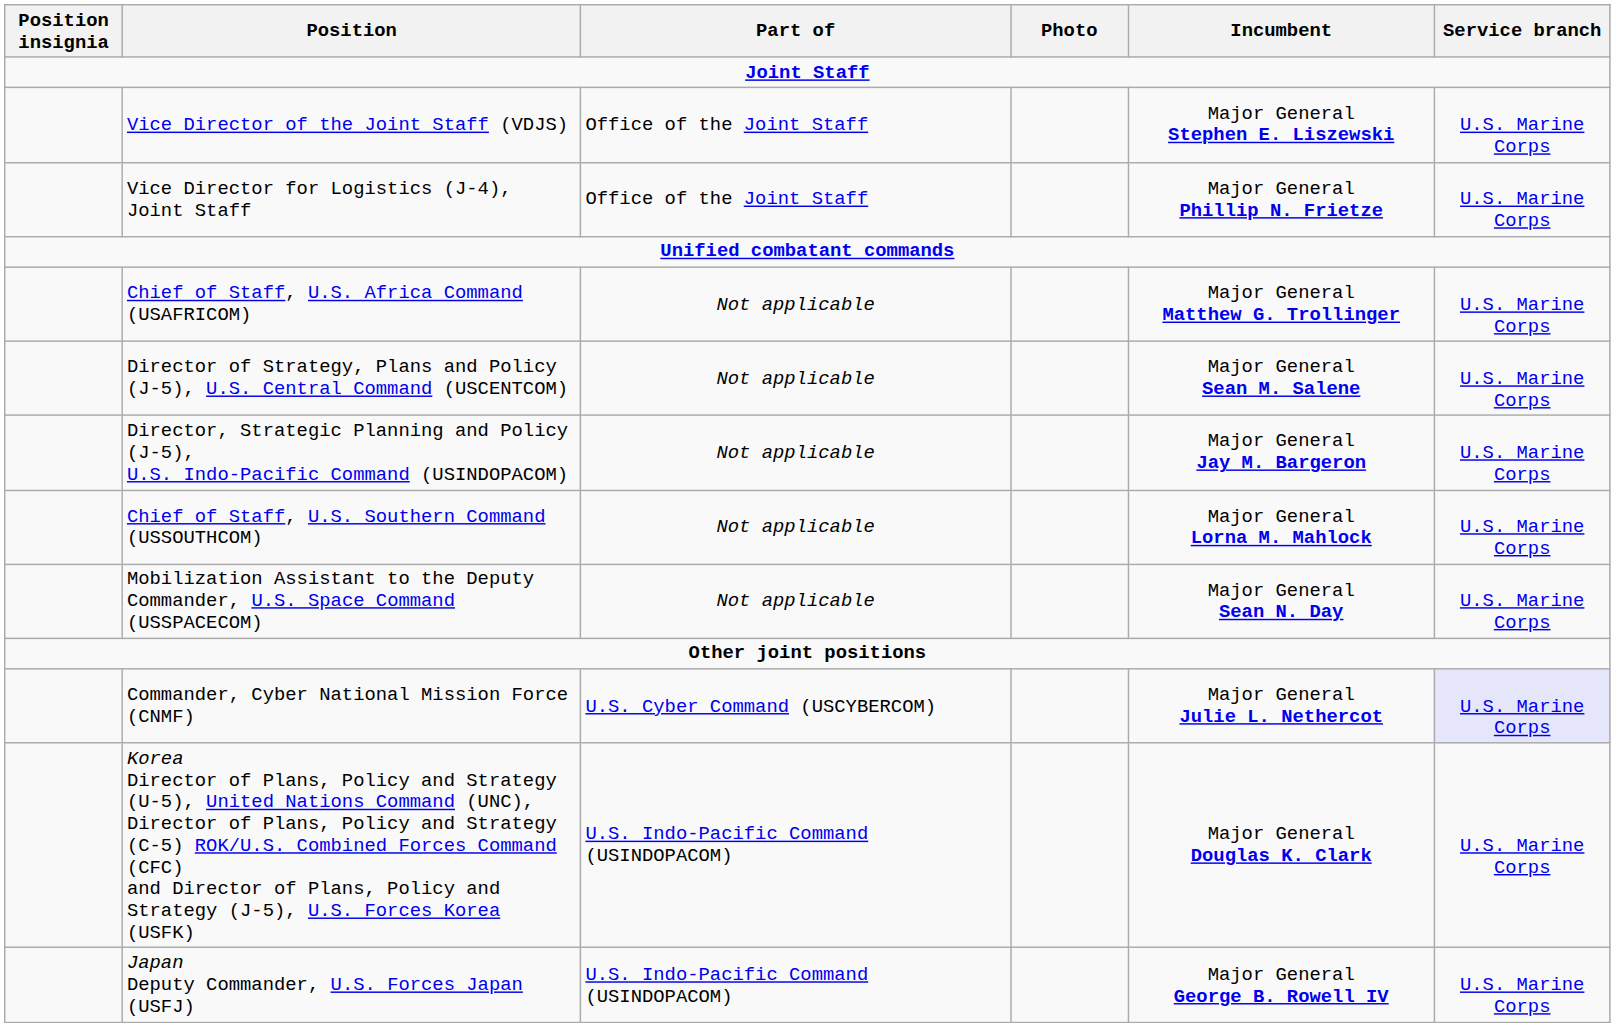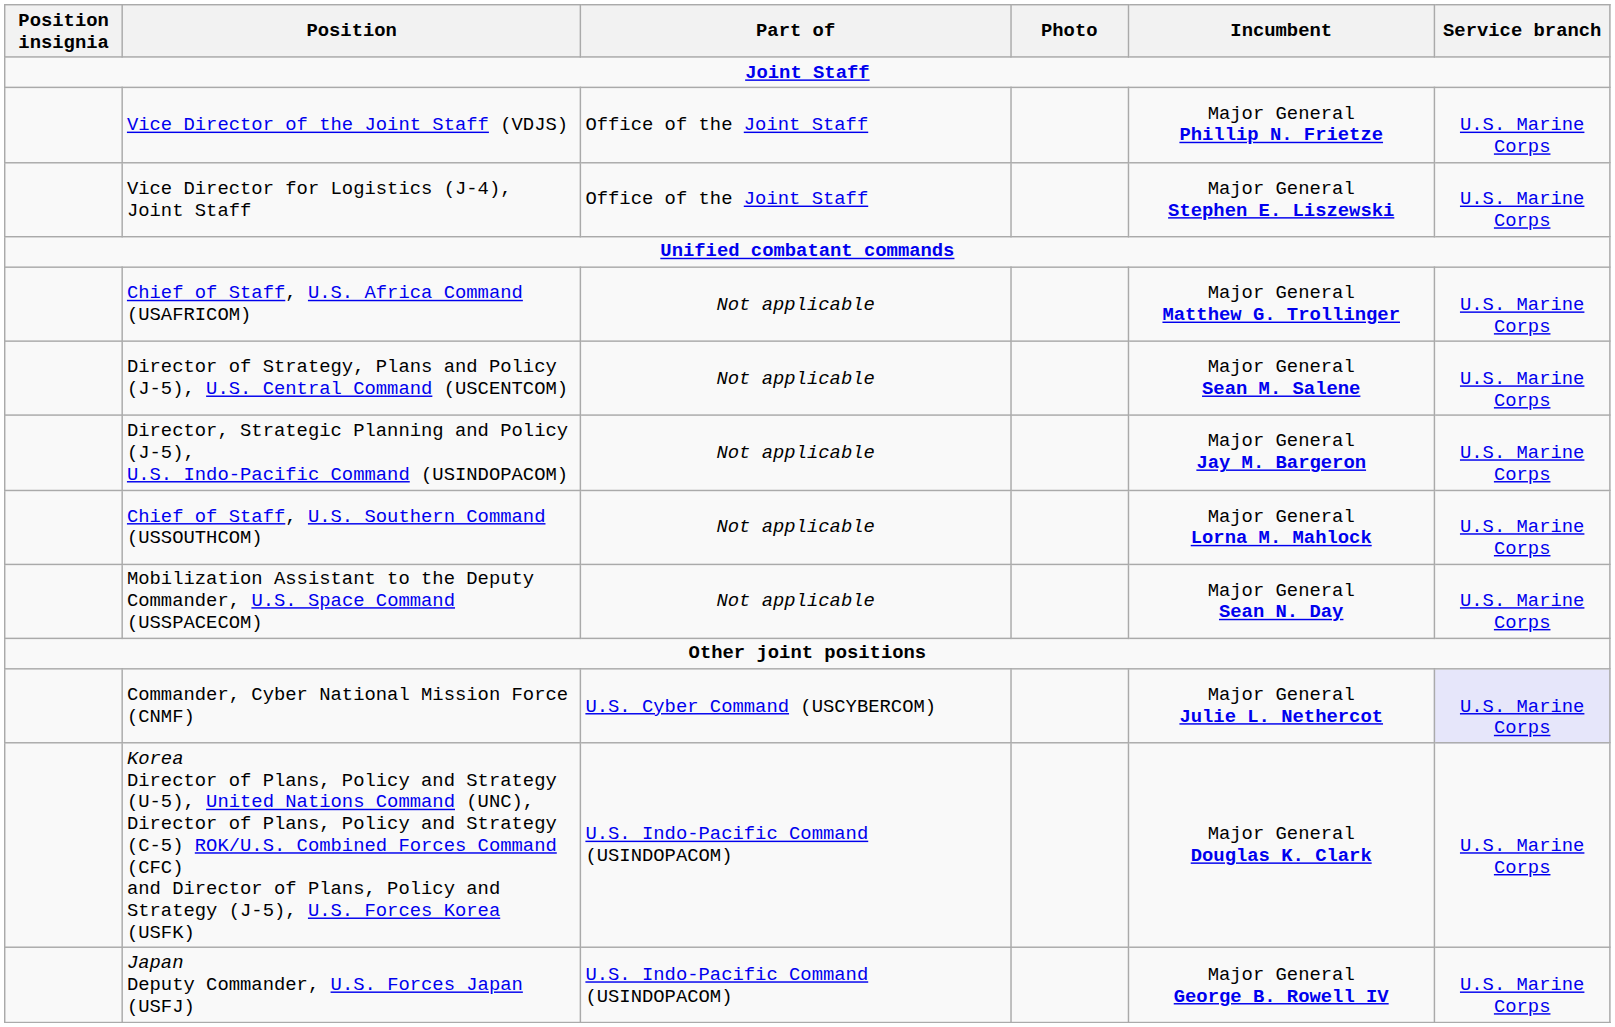(1281, 125) Major General Stephen E. Liszewski -> (1281, 125) Major General Phillip N. Frietze
(1281, 199) Major General Phillip N. Frietze -> (1281, 199) Major General Stephen E. Liszewski
